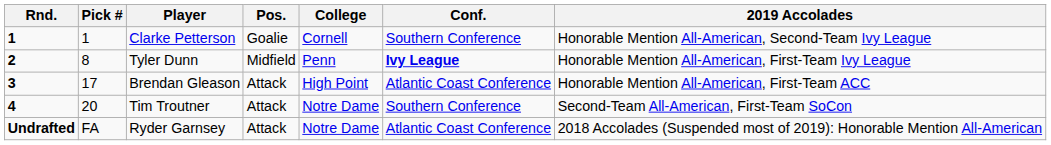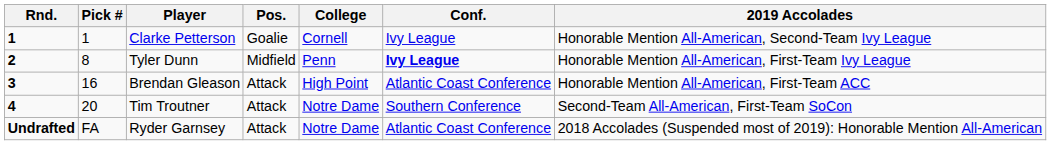(453, 38) Southern Conference -> (420, 38) Ivy League
(89, 83) 17 -> (89, 83) 16
